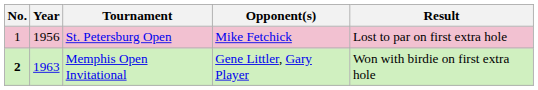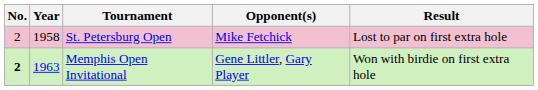(17, 37) 1 -> (17, 37) 2
(46, 37) 1956 -> (46, 37) 1958
